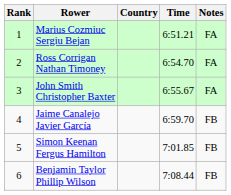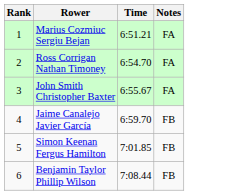- column: (139, 12)
